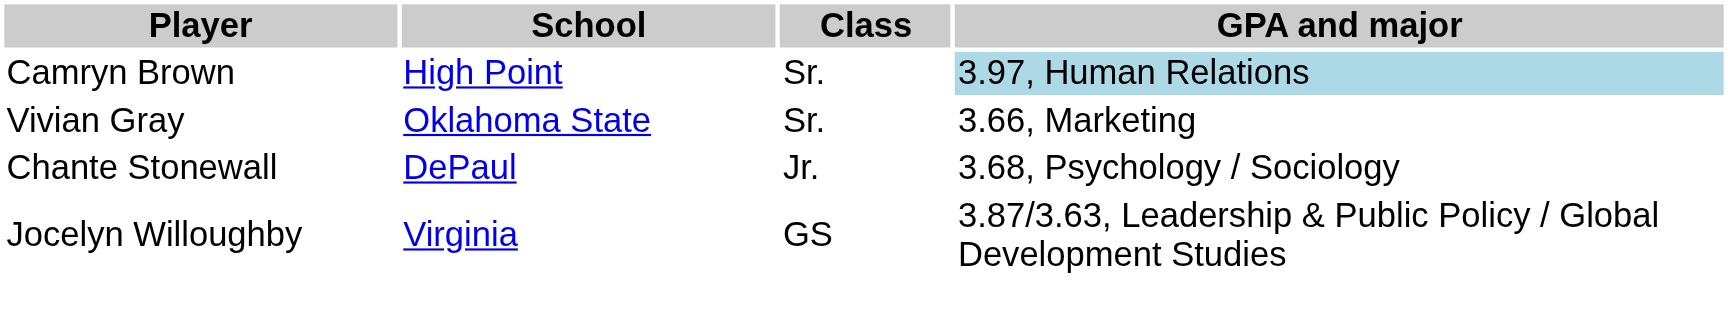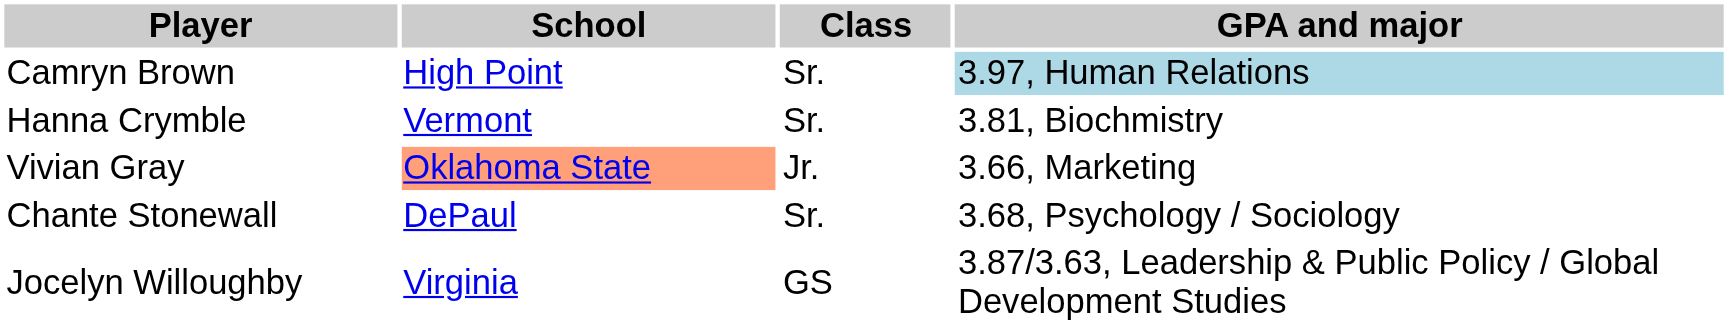+ row: (127, 120)
(527, 120) no background -> (527, 167) lightsalmon background
(804, 120) Sr. -> (801, 167) Jr.
(801, 167) Jr. -> (804, 215) Sr.
